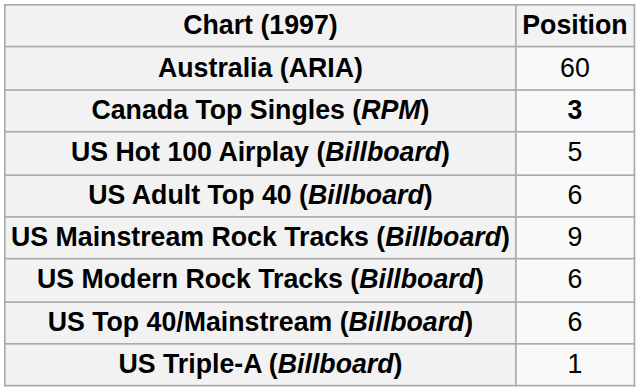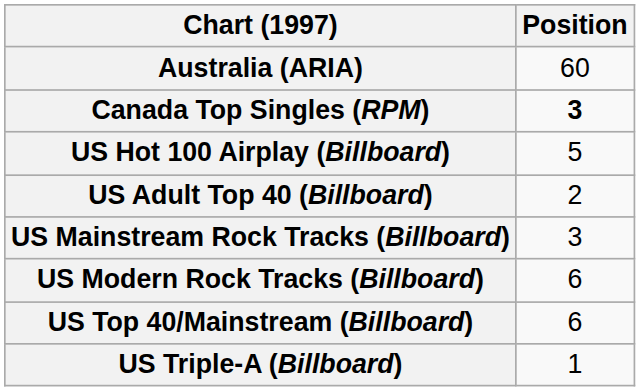(575, 195) 6 -> (575, 195) 2
(575, 237) 9 -> (575, 237) 3
